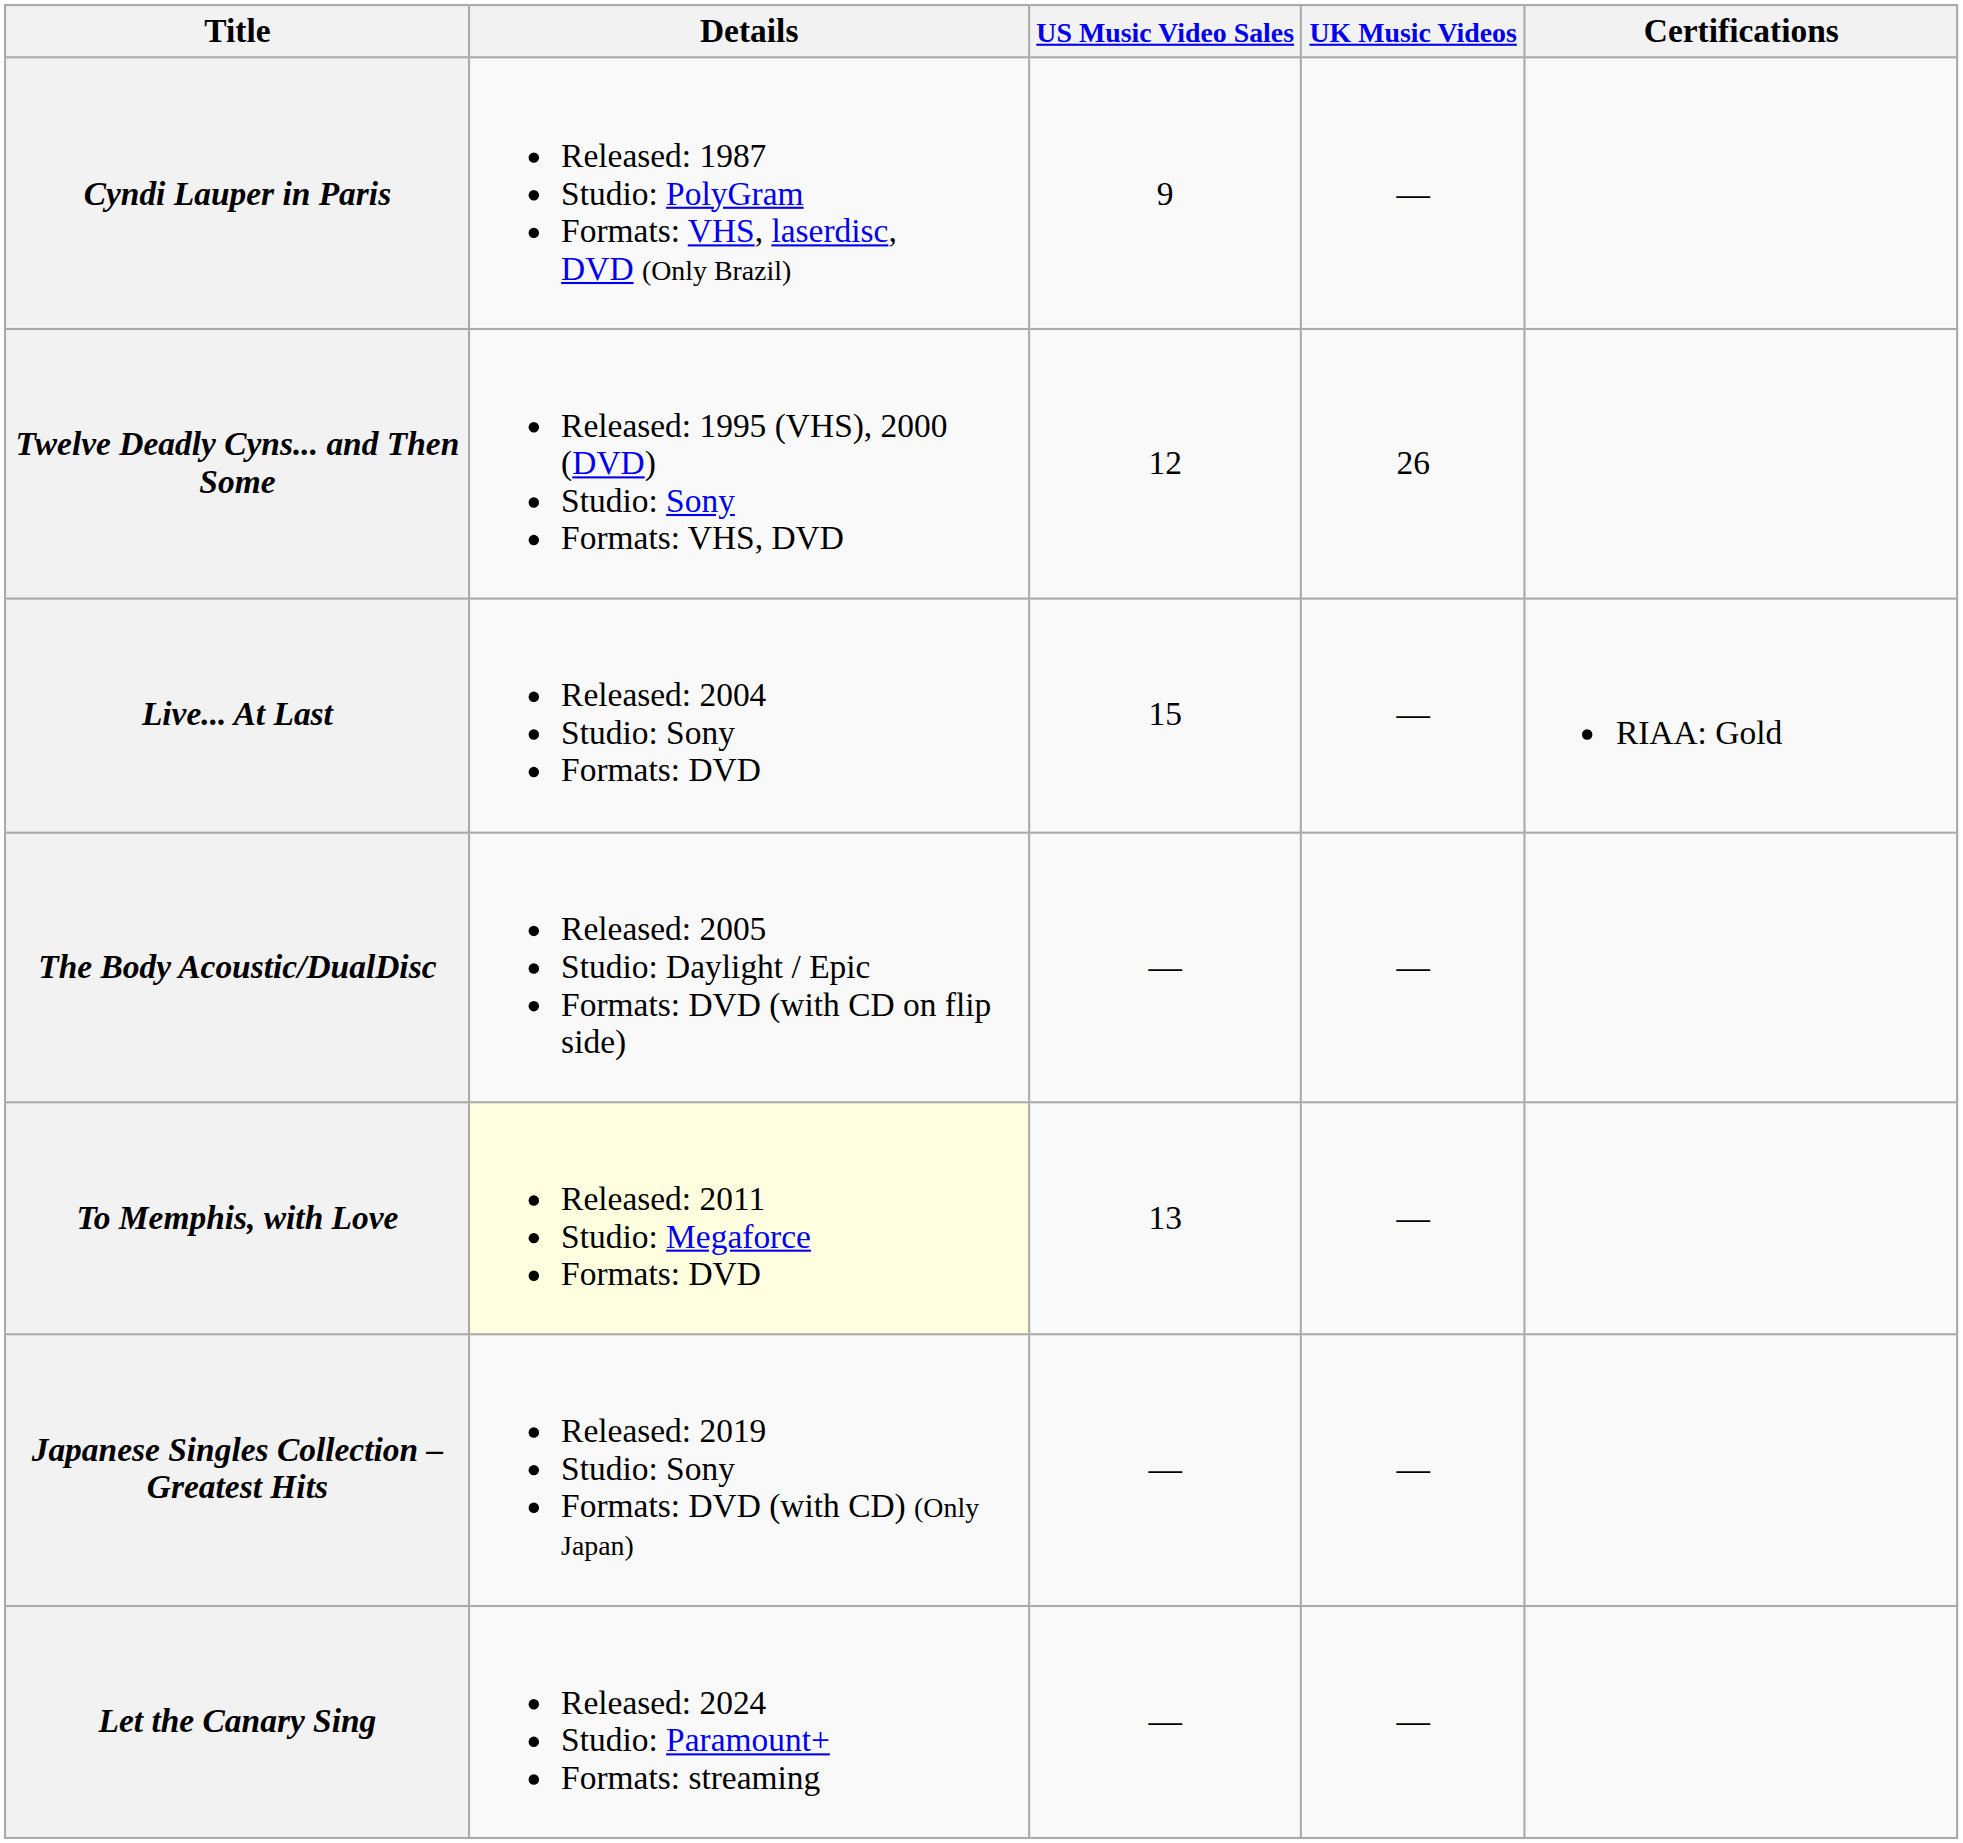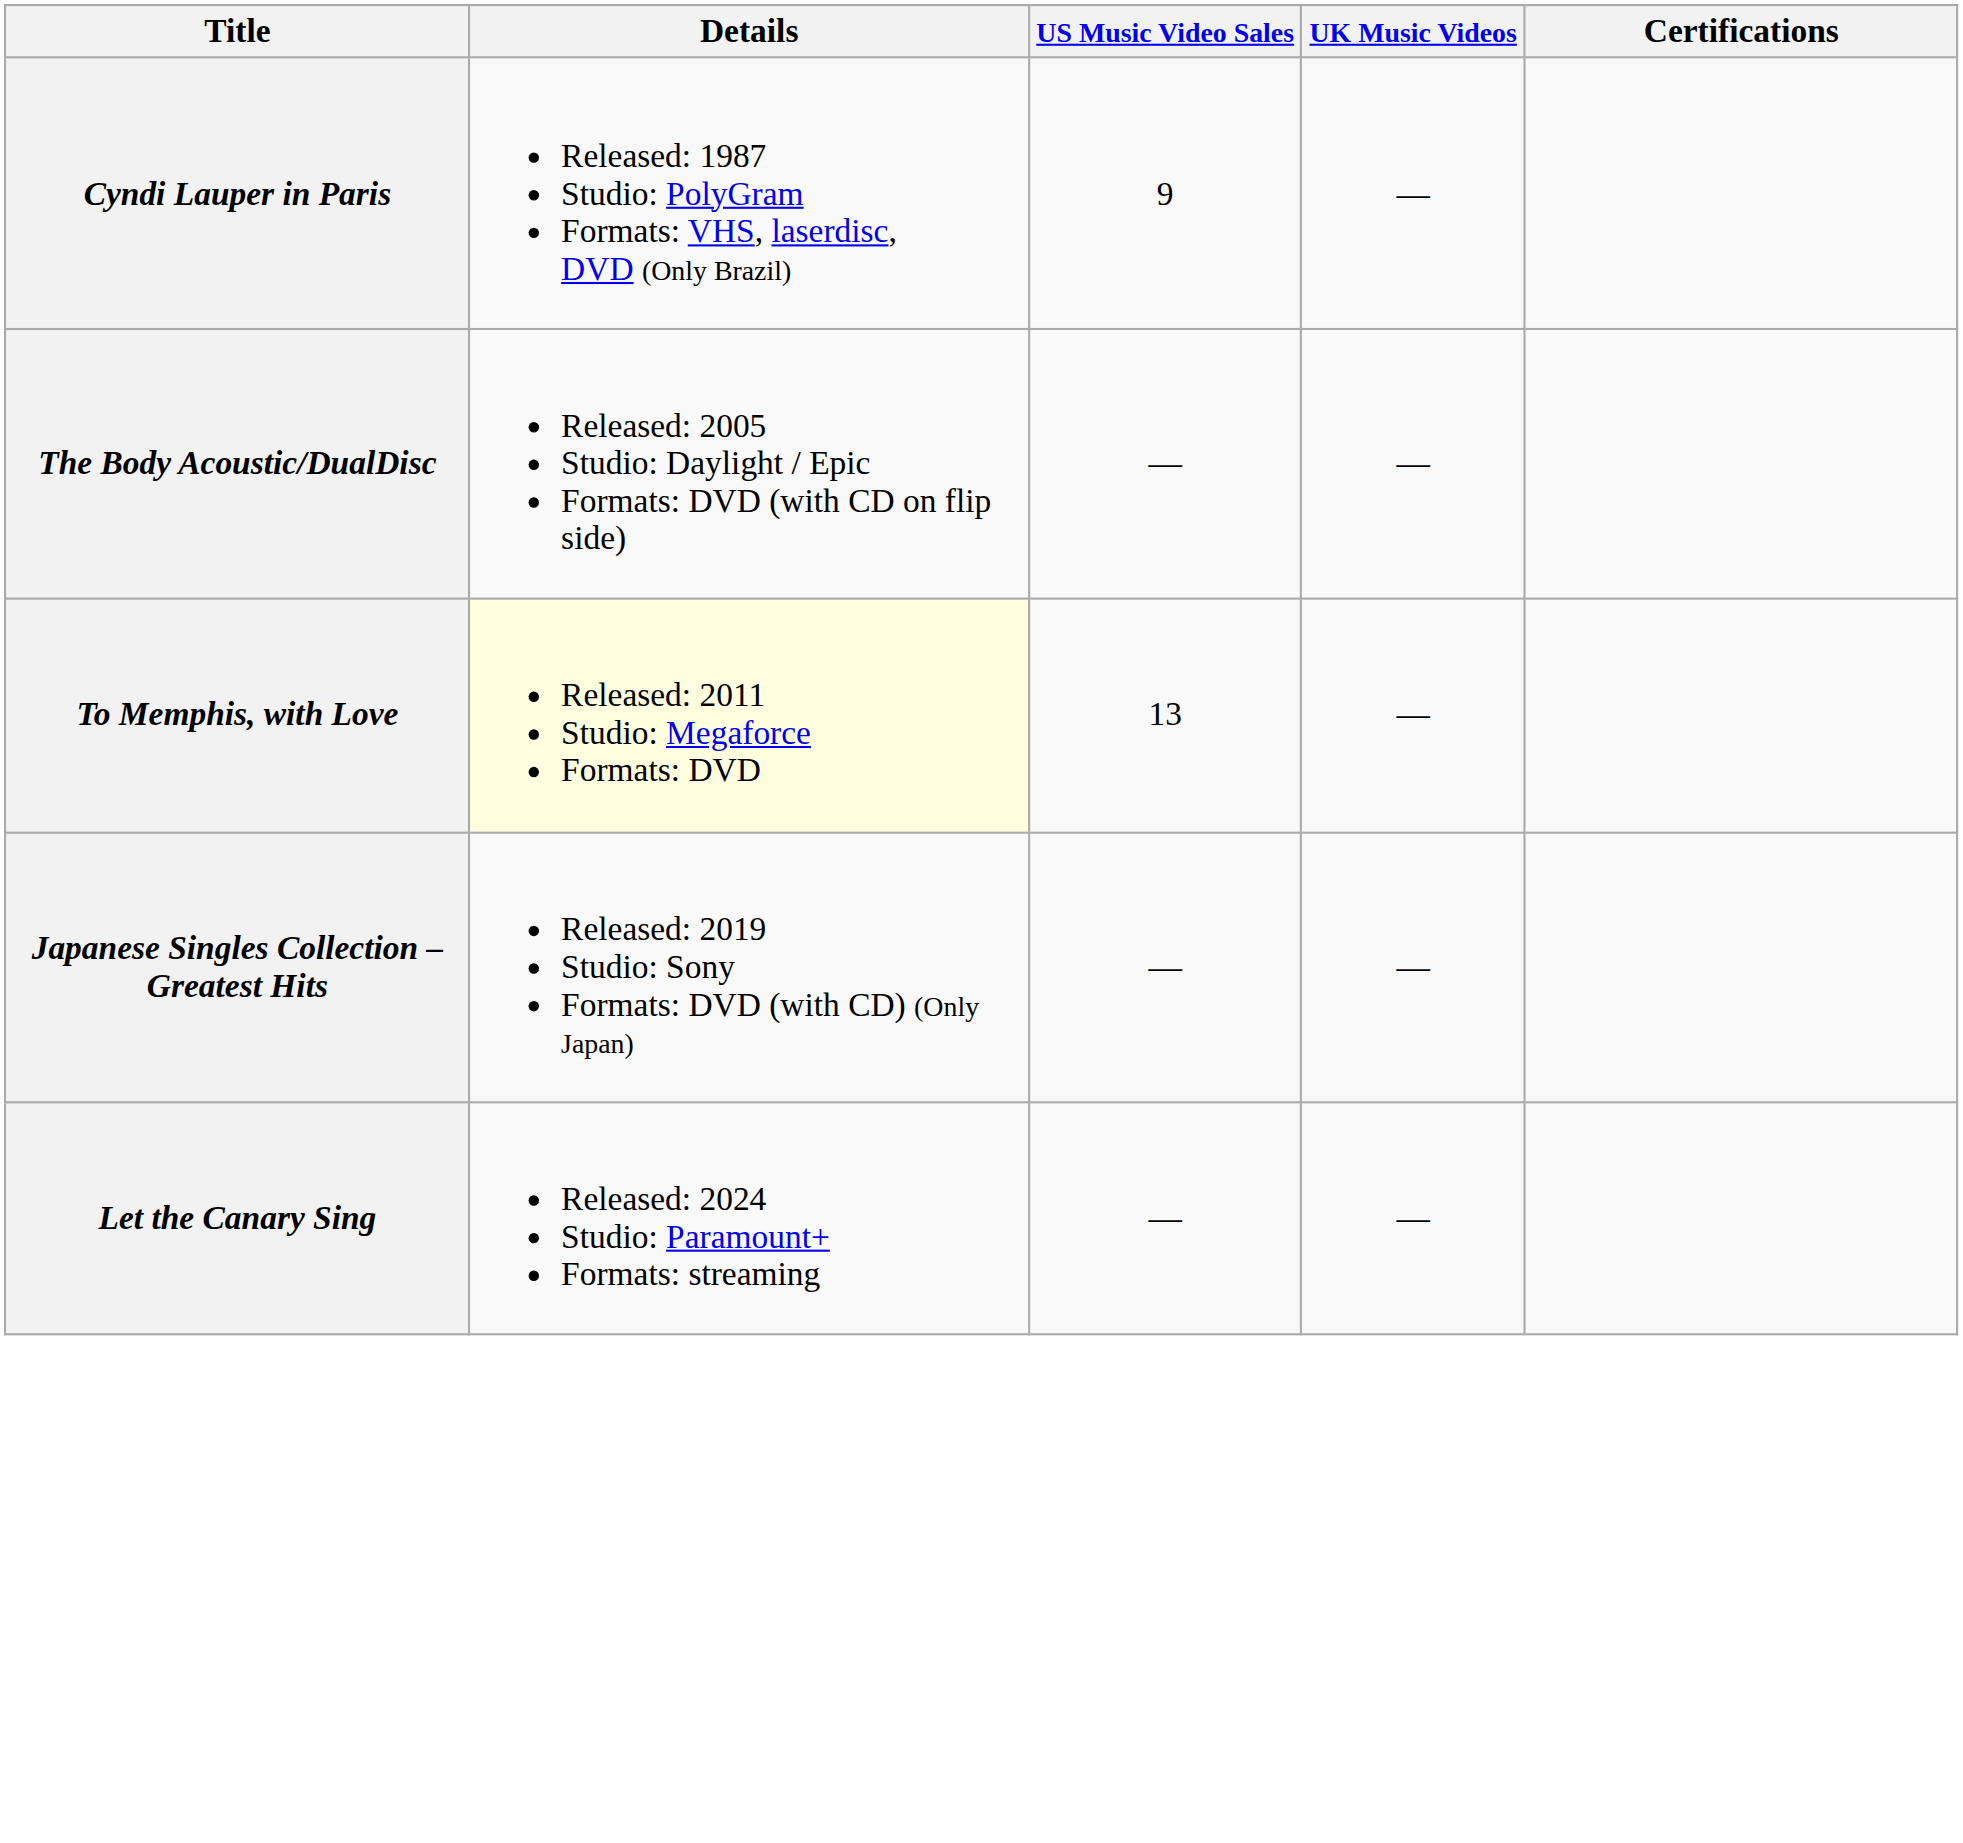- row: (237, 463)
- row: (237, 714)
